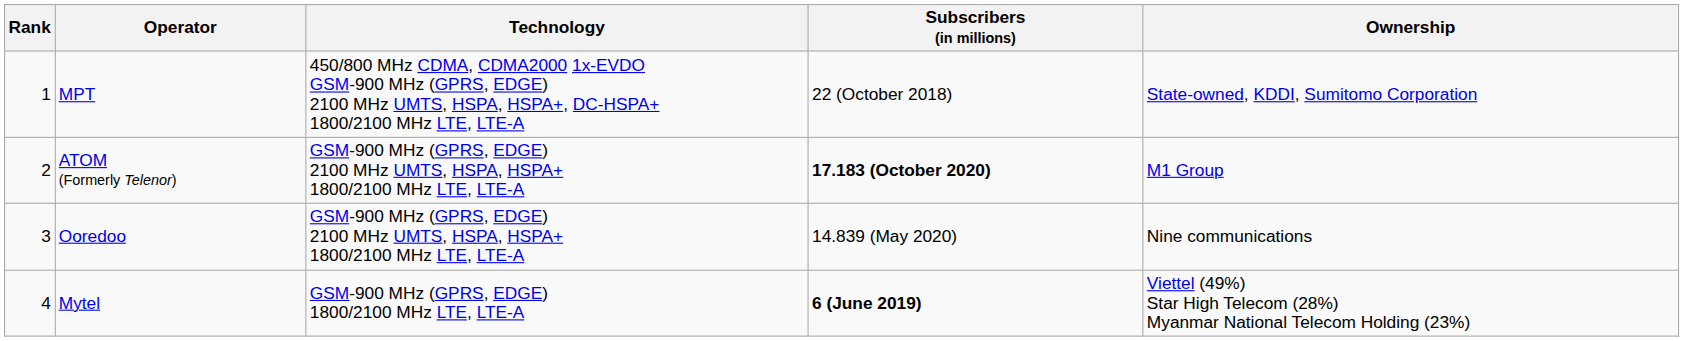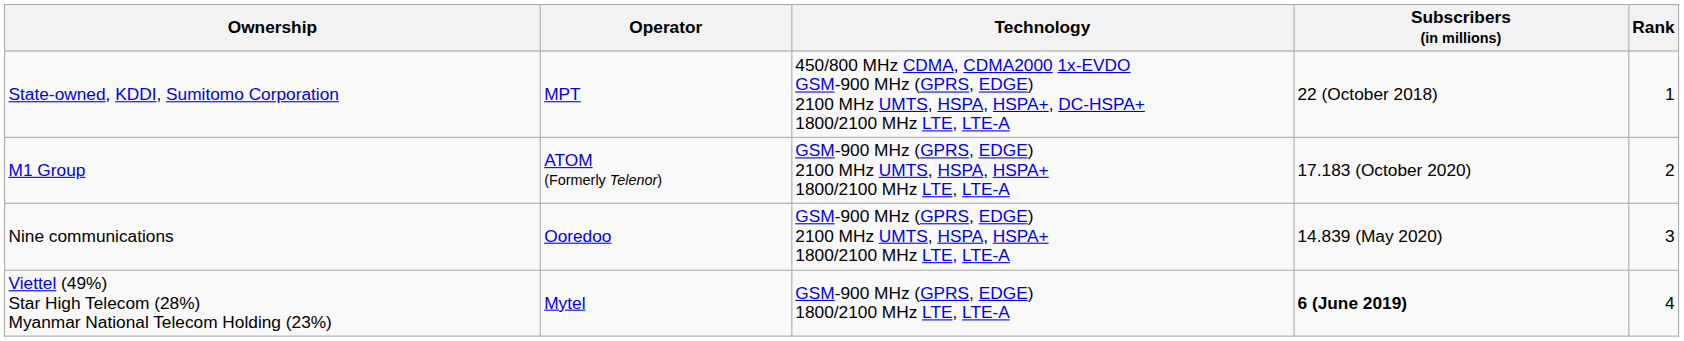columns swapped: (30, 27) <-> (1411, 27)
(901, 170) bold -> (1384, 170) normal
